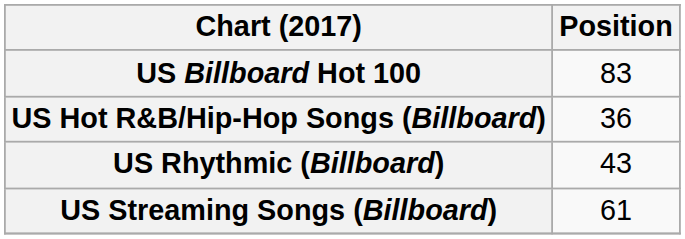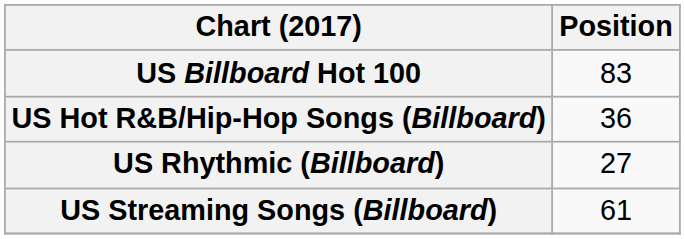(616, 164) 43 -> (616, 164) 27
